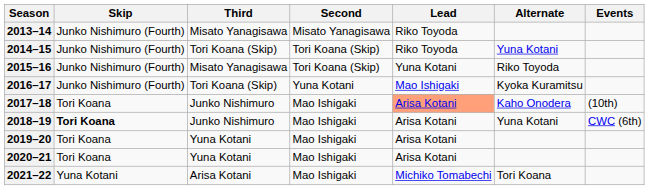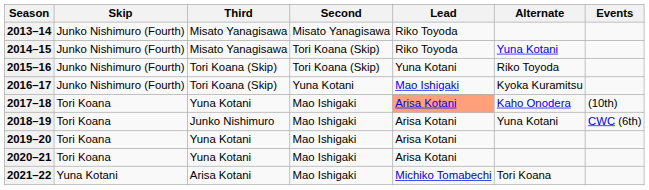(233, 49) Tori Koana (Skip) -> (239, 49) Misato Yanagisawa
(239, 67) Misato Yanagisawa -> (233, 67) Tori Koana (Skip)
(232, 103) Junko Nishimuro -> (220, 103) Yuna Kotani
(86, 121) bold -> (84, 121) normal
